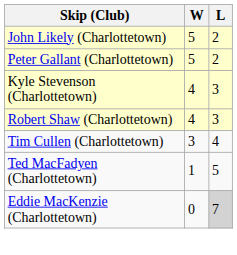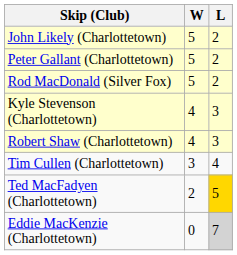+ row: (89, 81)
(192, 171) 1 -> (192, 193) 2
(215, 171) no background -> (215, 193) gold background
